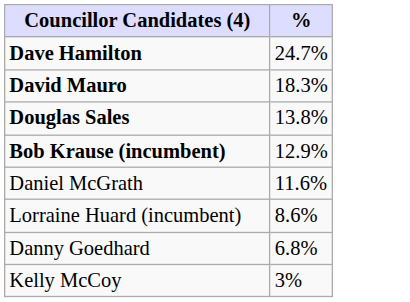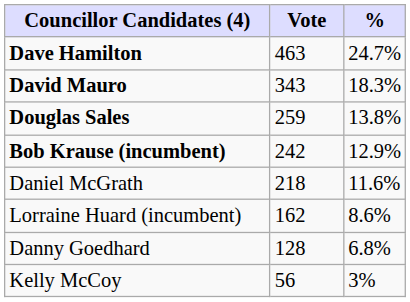+ column: (307, 20)
